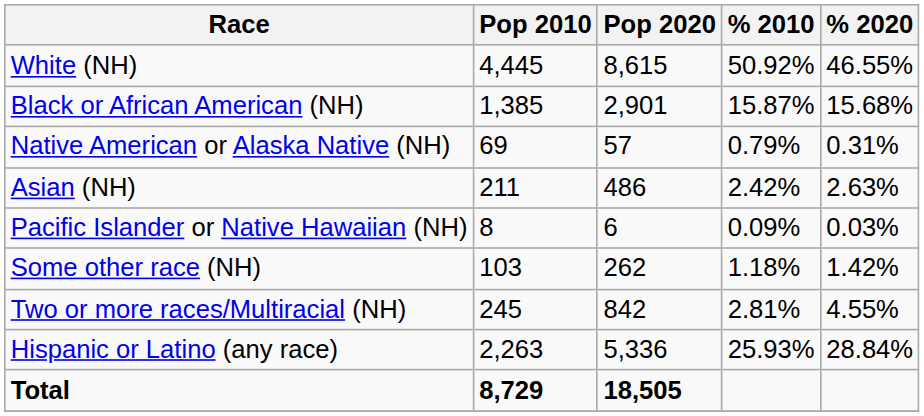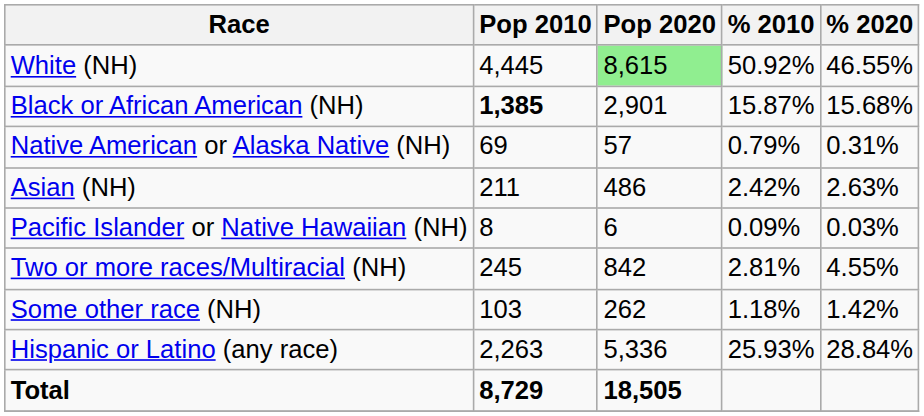(635, 65) no background -> (635, 65) lightgreen background
(511, 106) normal -> (511, 106) bold
rows swapped: (136, 268) <-> (208, 308)
